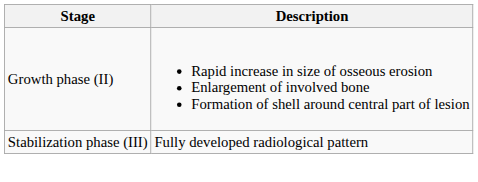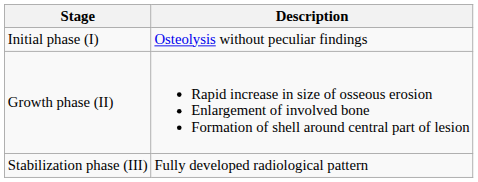+ row: (53, 39)
